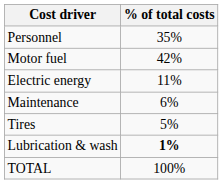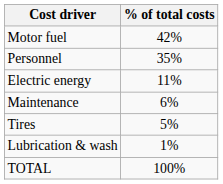rows swapped: (37, 59) <-> (35, 37)
(169, 146) bold -> (169, 146) normal
